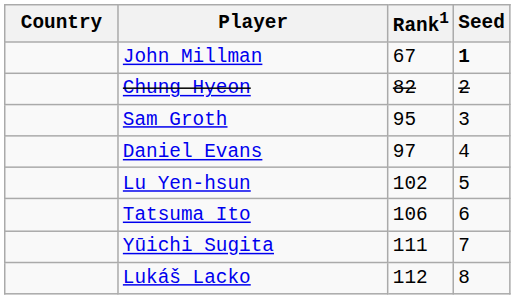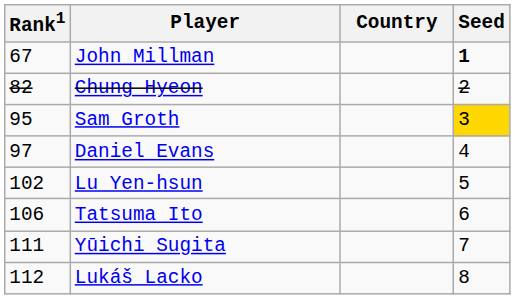columns swapped: (61, 23) <-> (421, 23)
(464, 120) no background -> (464, 120) gold background
